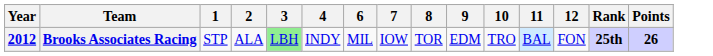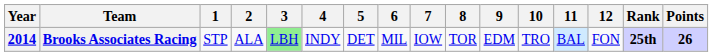+ column: (361, 15)
(22, 39) 2012 -> (22, 39) 2014
